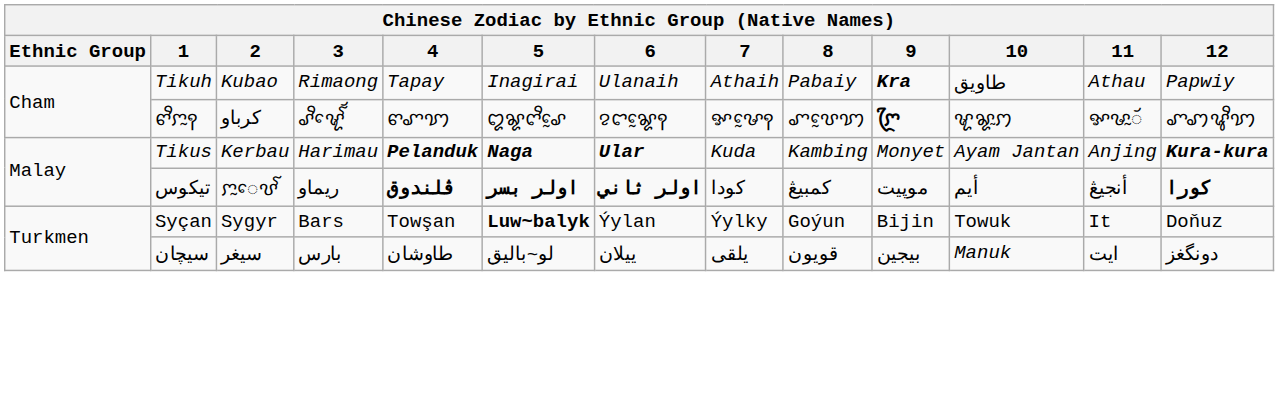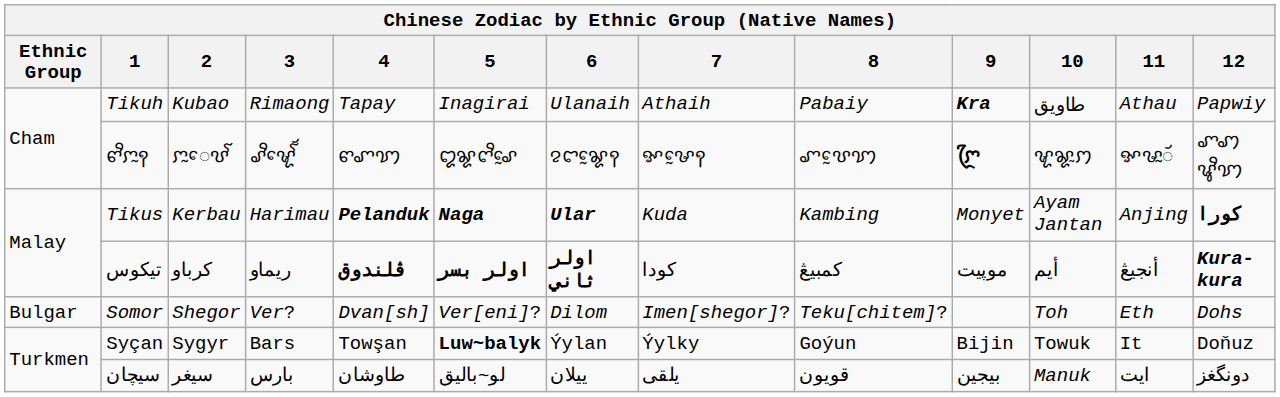(241, 119) کرباو -> (201, 157) ꨆꨭꨯꨝꨱ
(1217, 153) Kura-kura -> (1220, 215) کورا
(249, 189) ꨆꨭꨯꨝꨱ -> (192, 270) کرباو
(1189, 188) کورا -> (1226, 269) Kura-kura
+ row: (135, 312)
